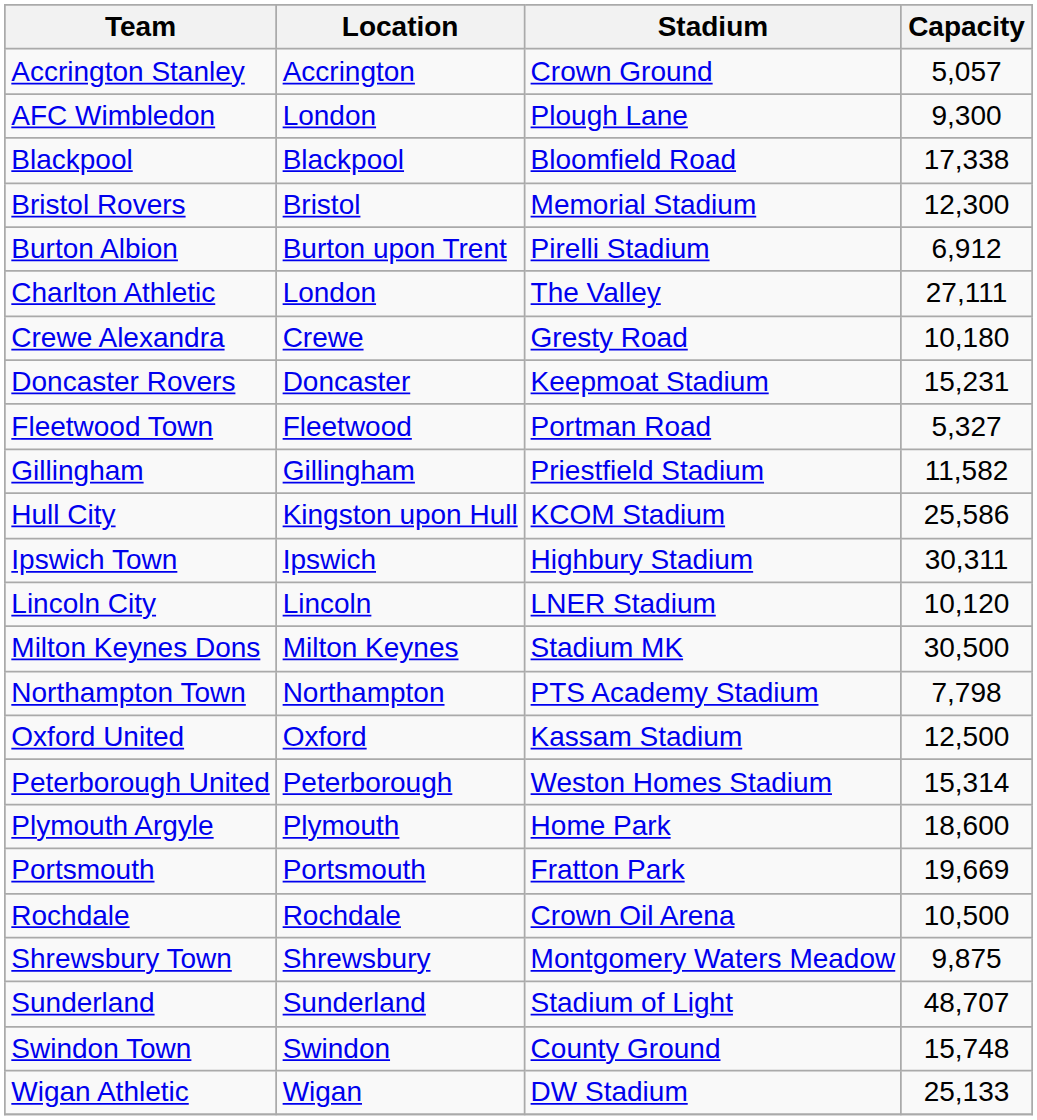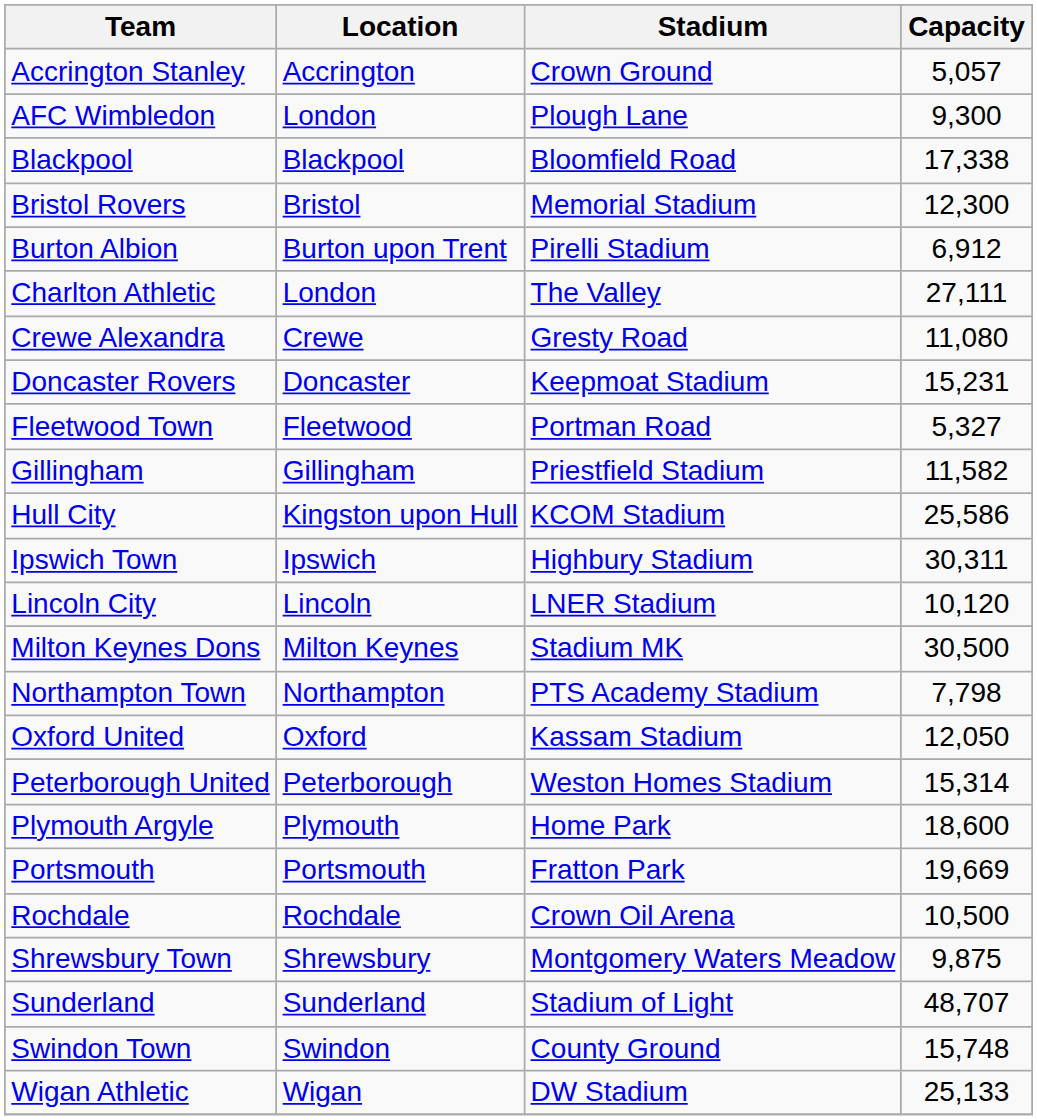(966, 337) 10,180 -> (966, 337) 11,080
(966, 737) 12,500 -> (966, 737) 12,050
